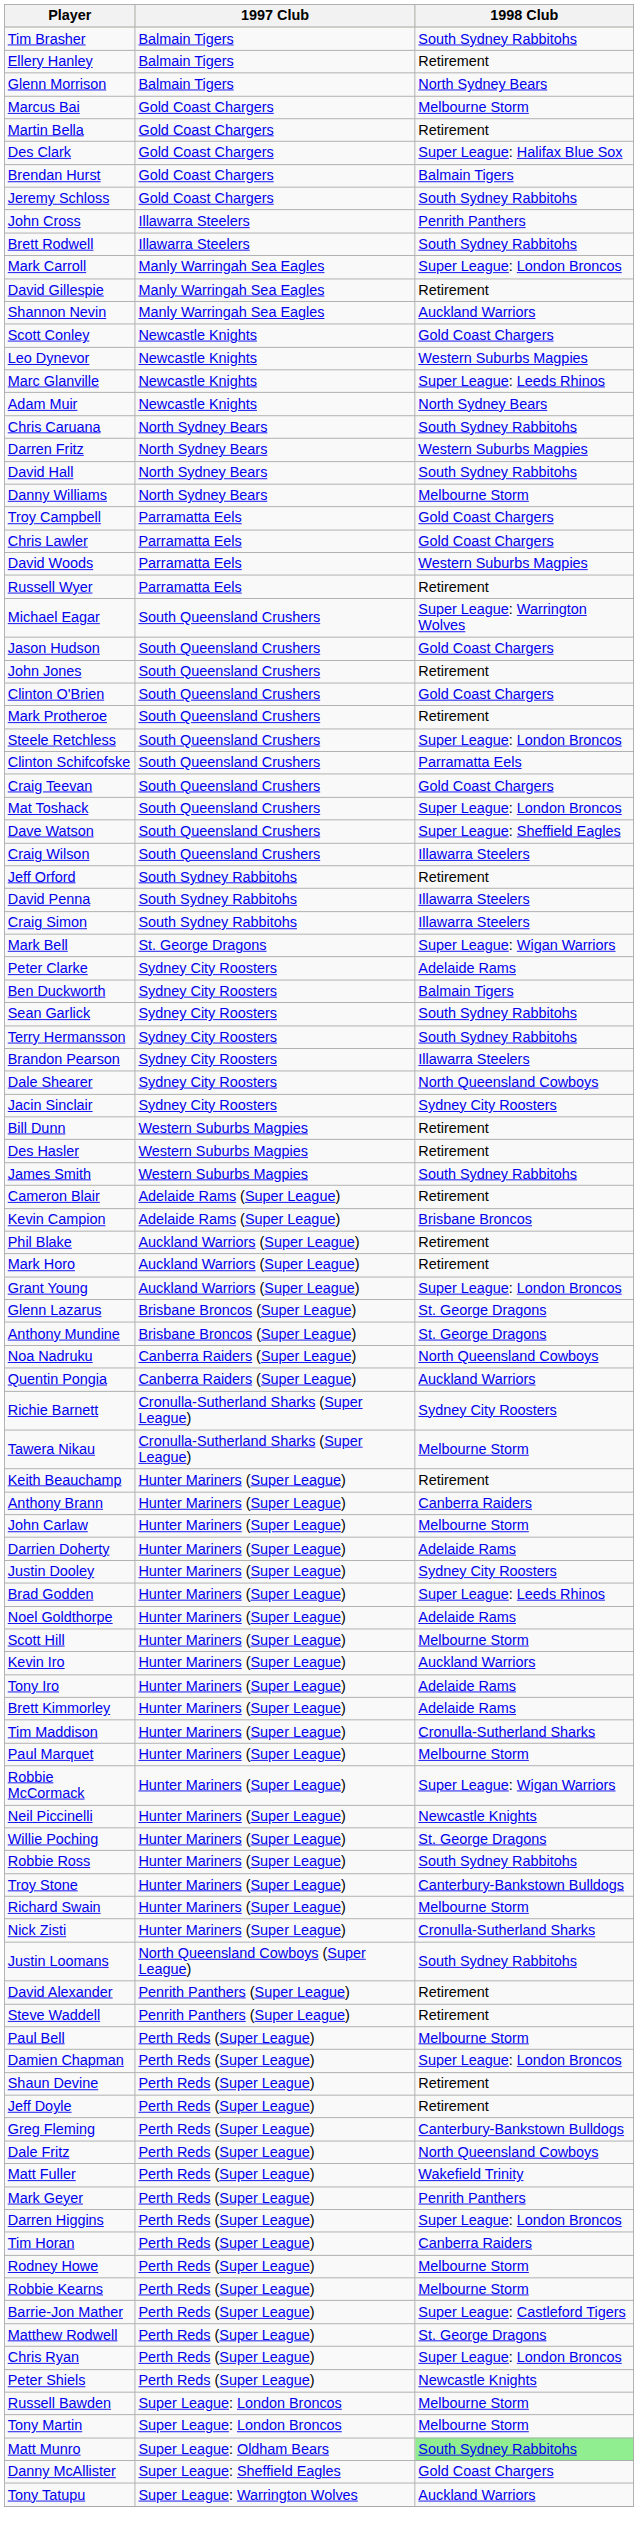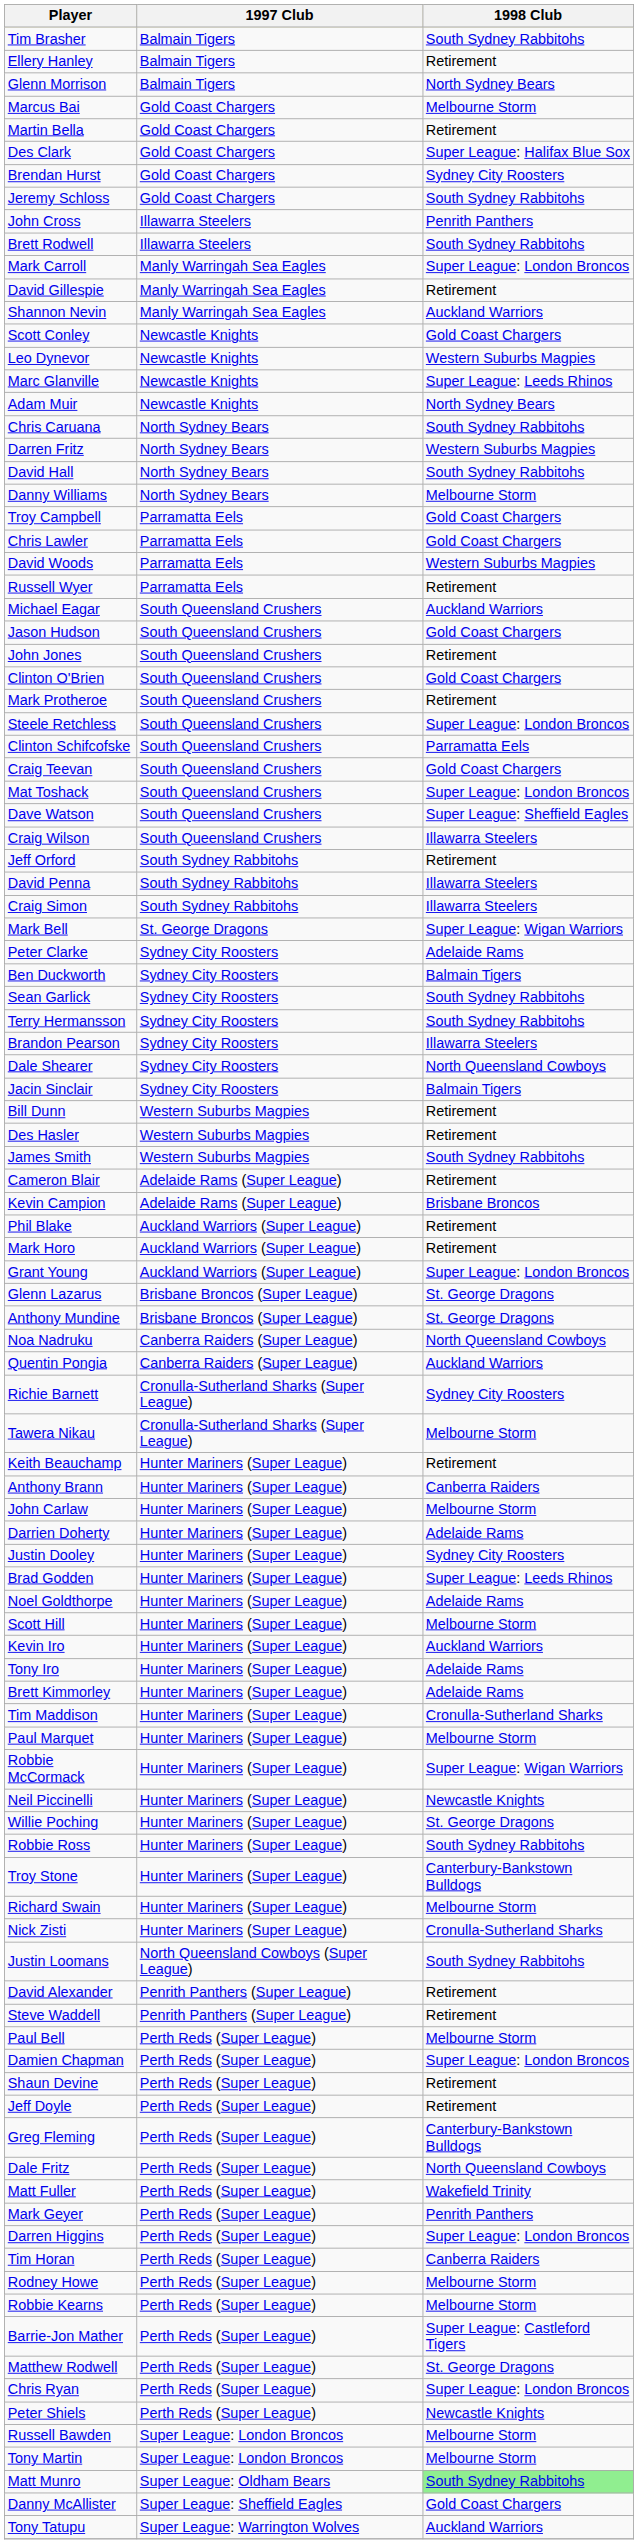(466, 175) Balmain Tigers -> (495, 175) Sydney City Roosters
(503, 617) Super League: Warrington Wolves -> (484, 609) Auckland Warriors
(488, 1105) Sydney City Roosters -> (473, 1089) Balmain Tigers
